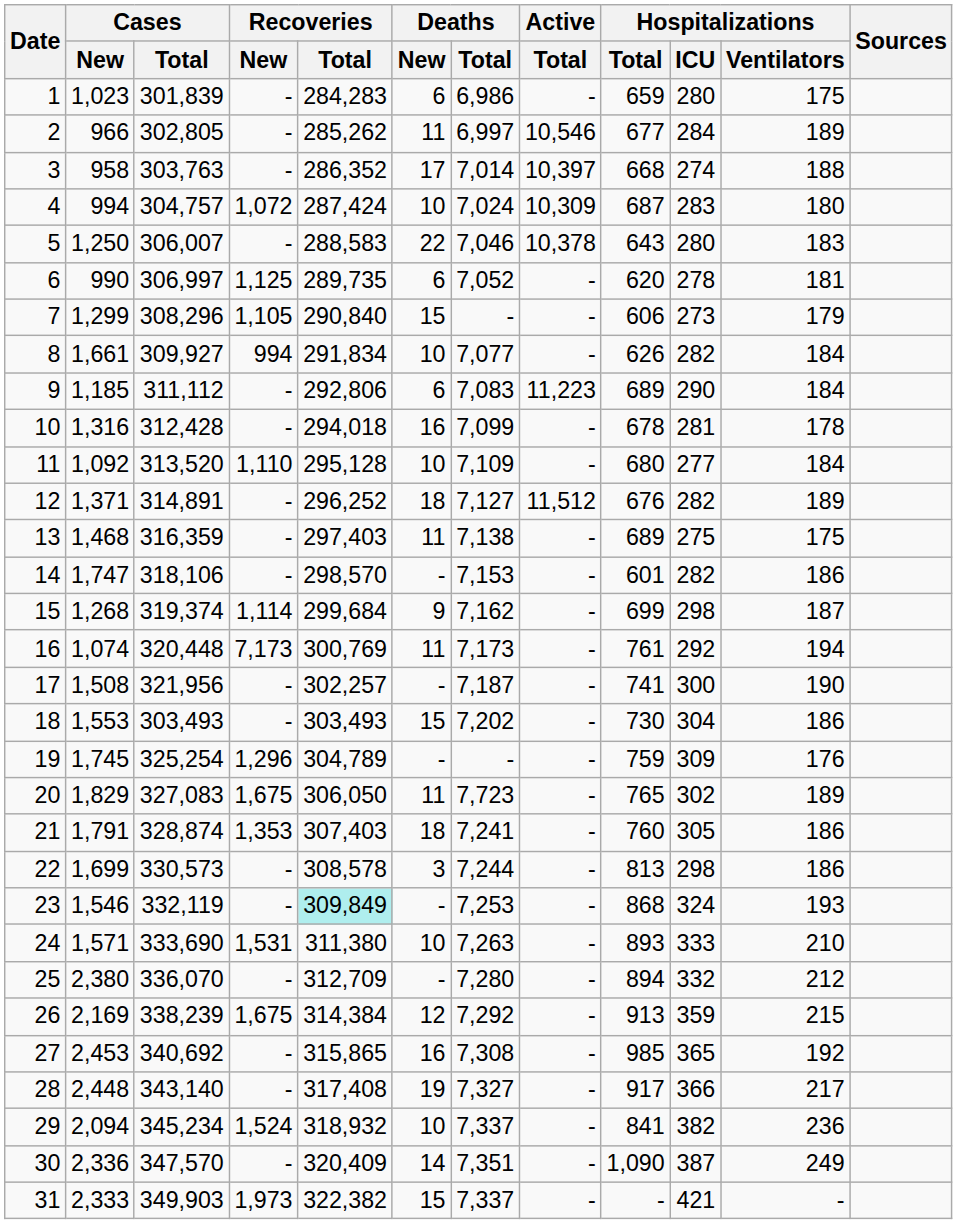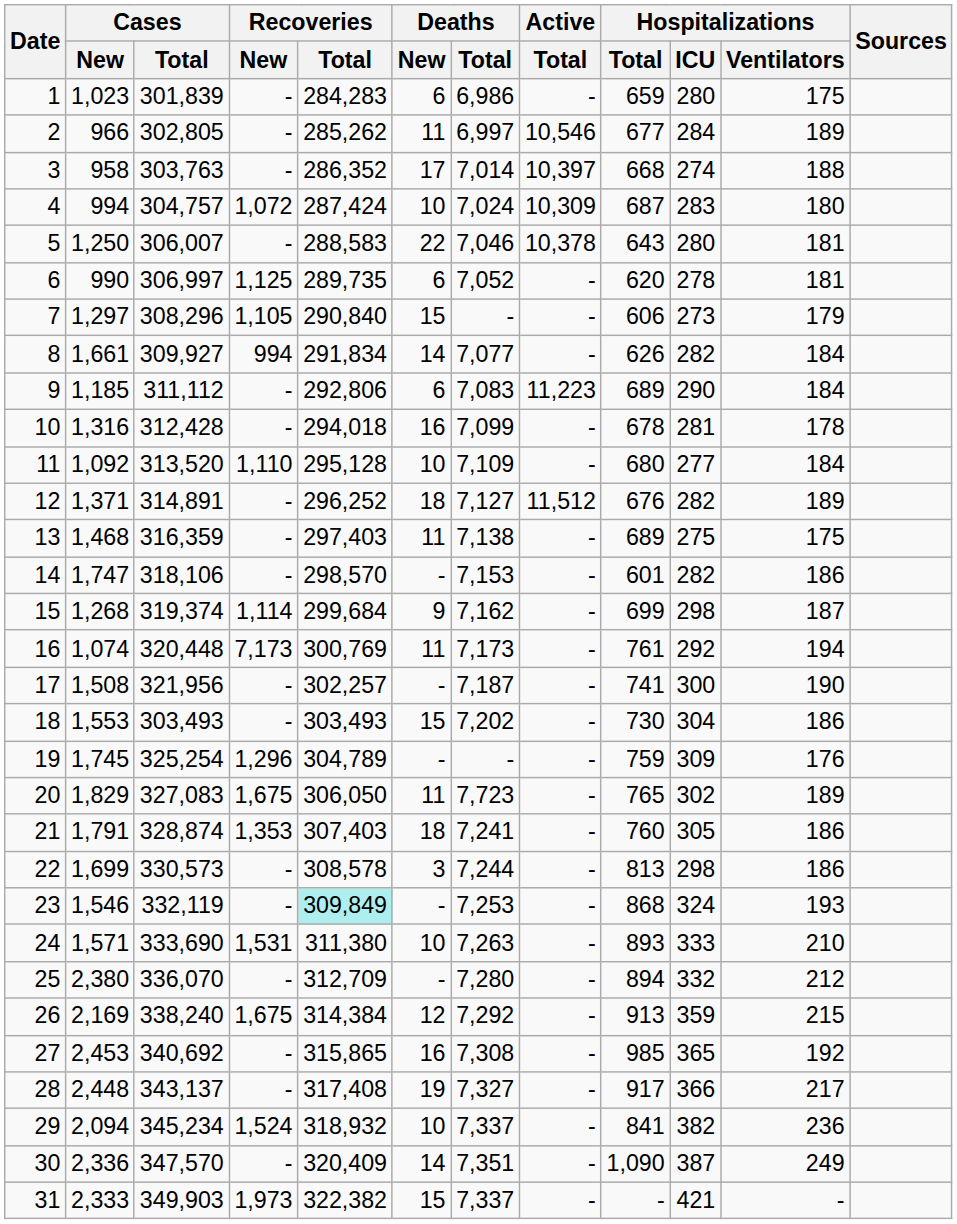(825, 243) 183 -> (825, 243) 181
(100, 317) 1,299 -> (100, 317) 1,297
(433, 354) 10 -> (433, 354) 14
(182, 1016) 338,239 -> (182, 1016) 338,240
(182, 1089) 343,140 -> (182, 1089) 343,137
